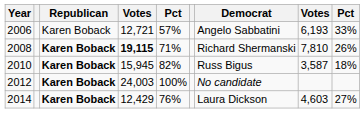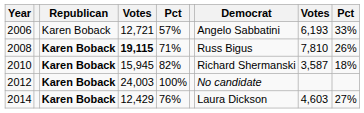(246, 48) Richard Shermanski -> (225, 48) Russ Bigus
(225, 65) Russ Bigus -> (246, 65) Richard Shermanski
